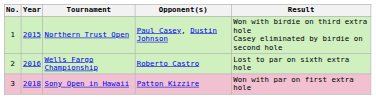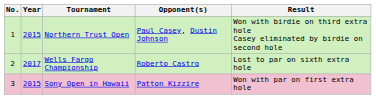(32, 64) 2016 -> (32, 64) 2017
(32, 84) 2018 -> (32, 84) 2015
